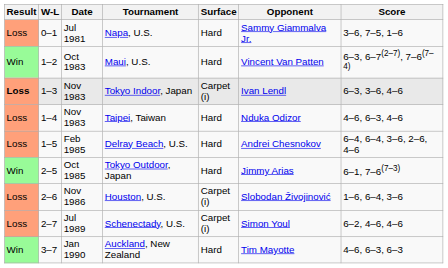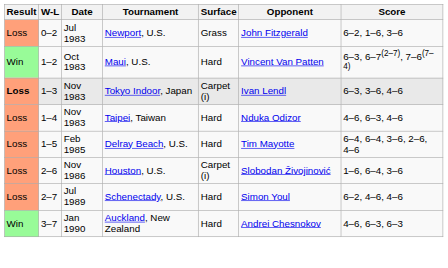- row: (129, 33)
+ row: (135, 33)
(281, 144) Andrei Chesnokov -> (268, 144) Tim Mayotte
- row: (138, 170)
(215, 223) Carpet (i) -> (211, 197) Hard
(268, 250) Tim Mayotte -> (281, 223) Andrei Chesnokov
